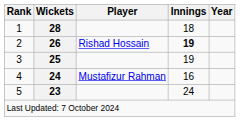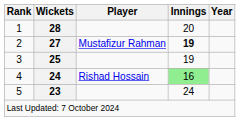(189, 28) 18 -> (189, 28) 20
(55, 44) 26 -> (55, 44) 27
(114, 44) Rishad Hossain -> (122, 44) Mustafizur Rahman
(122, 76) Mustafizur Rahman -> (114, 76) Rishad Hossain
(189, 76) no background -> (189, 76) lightgreen background
